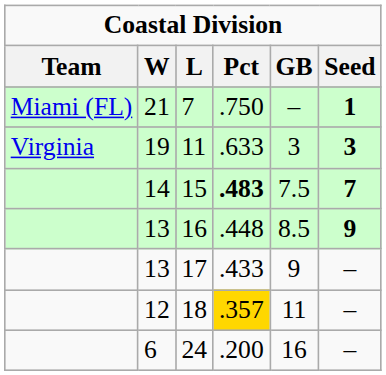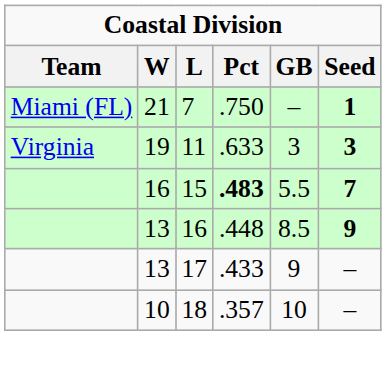(157, 187) 14 -> (157, 187) 16
(294, 187) 7.5 -> (294, 187) 5.5
(157, 309) 12 -> (157, 309) 10
(241, 309) gold background -> (241, 309) no background
(294, 309) 11 -> (294, 309) 10
- row: (194, 350)
